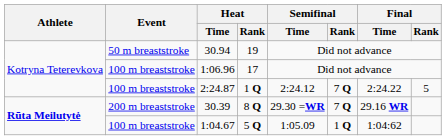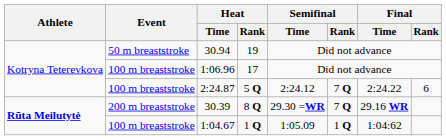(252, 88) 1 Q -> (252, 88) 5 Q
(426, 88) 5 -> (426, 88) 6
(252, 125) 5 Q -> (252, 125) 1 Q
